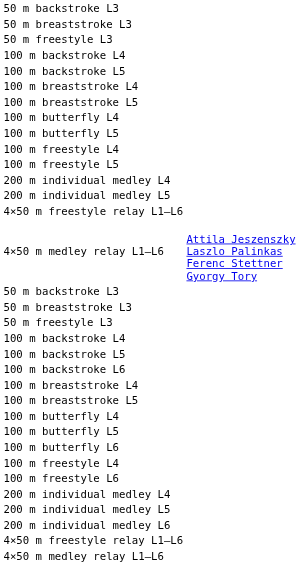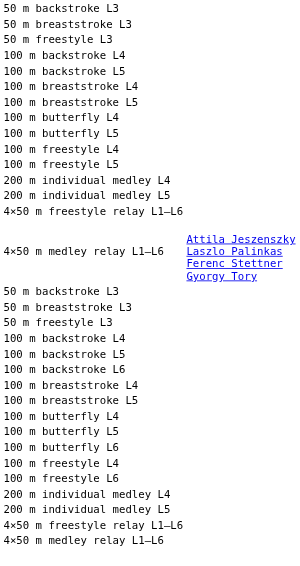- row: (87, 525)
